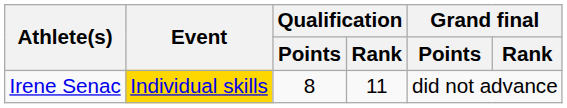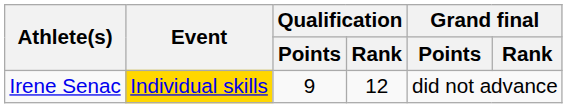(309, 86) 8 -> (309, 86) 9
(377, 86) 11 -> (377, 86) 12
